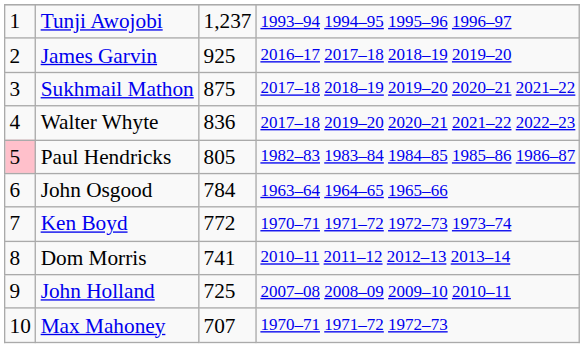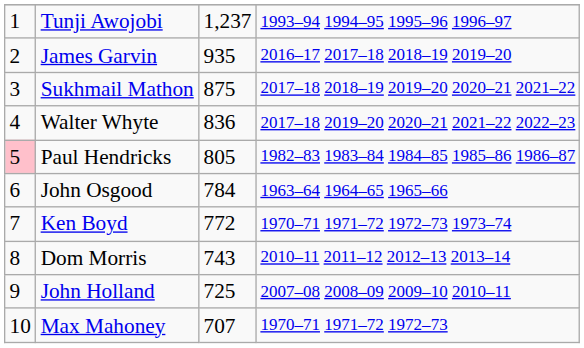(220, 55) 925 -> (220, 55) 935
(220, 257) 741 -> (220, 257) 743
